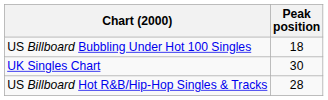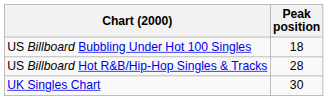rows swapped: (137, 85) <-> (54, 66)
